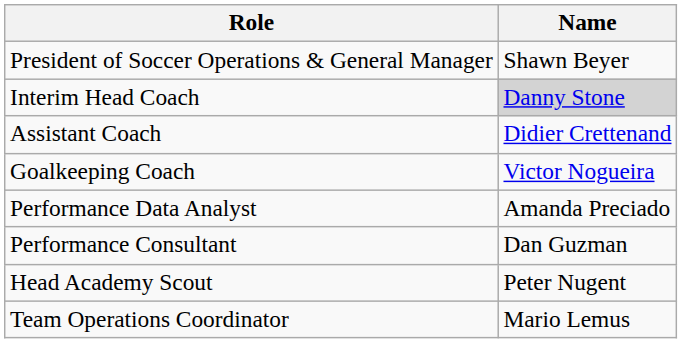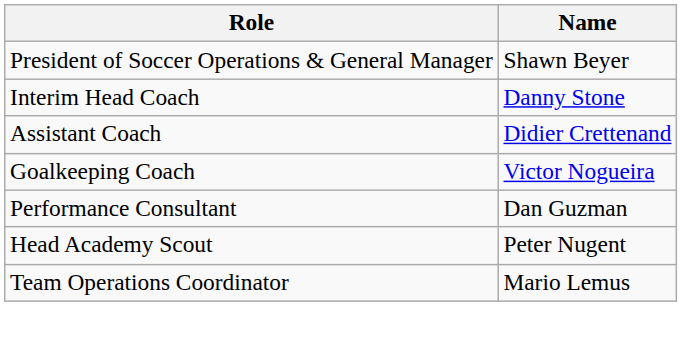(564, 97) lightgrey background -> (564, 97) no background
- row: (133, 208)
